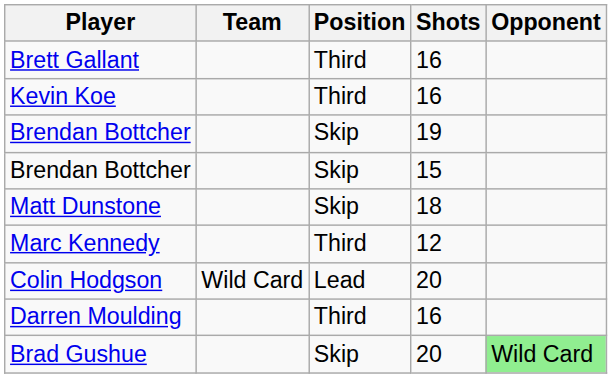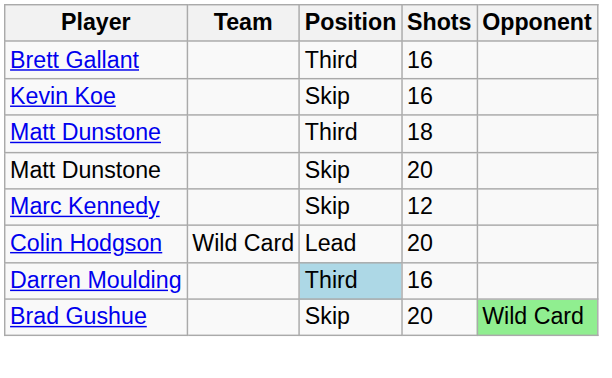(340, 96) Third -> (327, 96) Skip
- row: (100, 133)
- row: (100, 170)
(336, 206) Skip -> (331, 133) Third
+ row: (86, 170)
(340, 243) Third -> (327, 206) Skip
(340, 317) no background -> (331, 280) lightblue background
